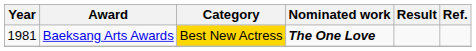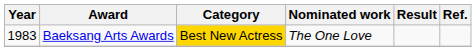(22, 35) 1981 -> (22, 35) 1983
(332, 35) bold -> (330, 35) normal
